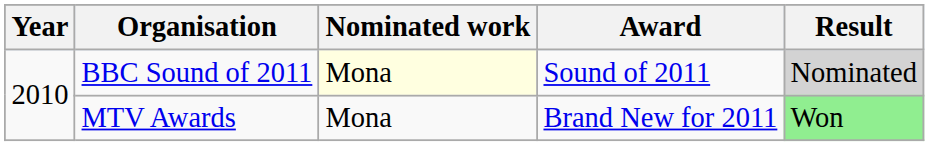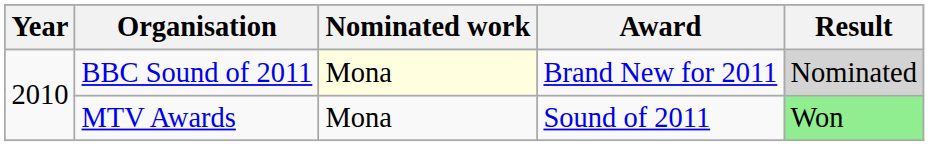(627, 72) Sound of 2011 -> (660, 72) Brand New for 2011
(660, 117) Brand New for 2011 -> (627, 117) Sound of 2011
